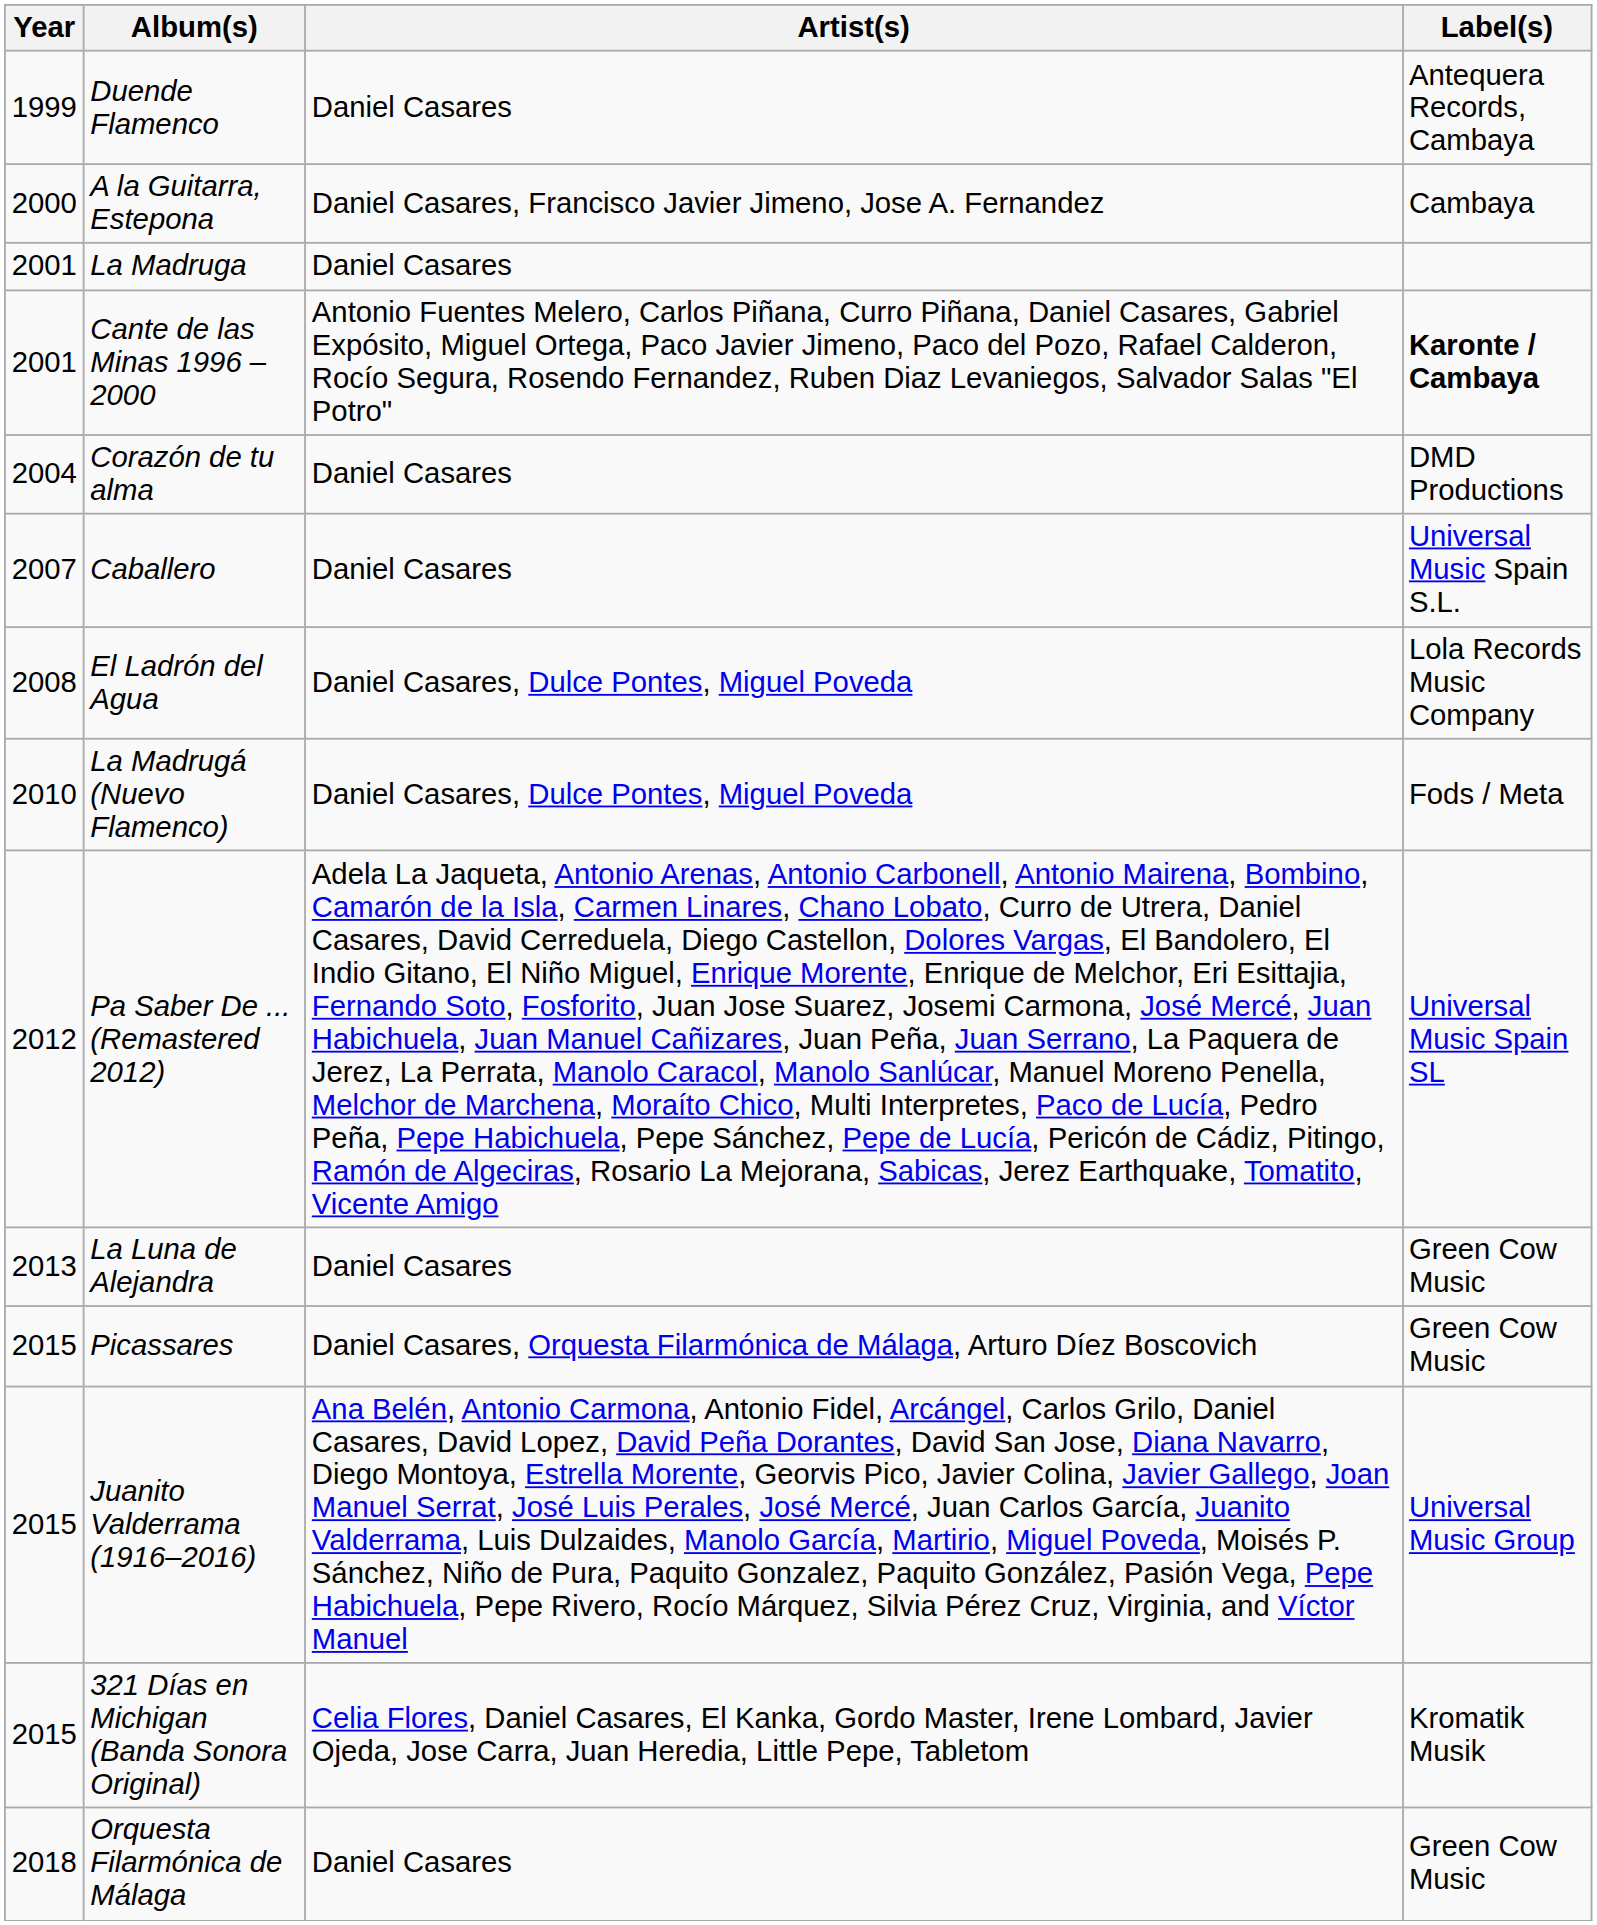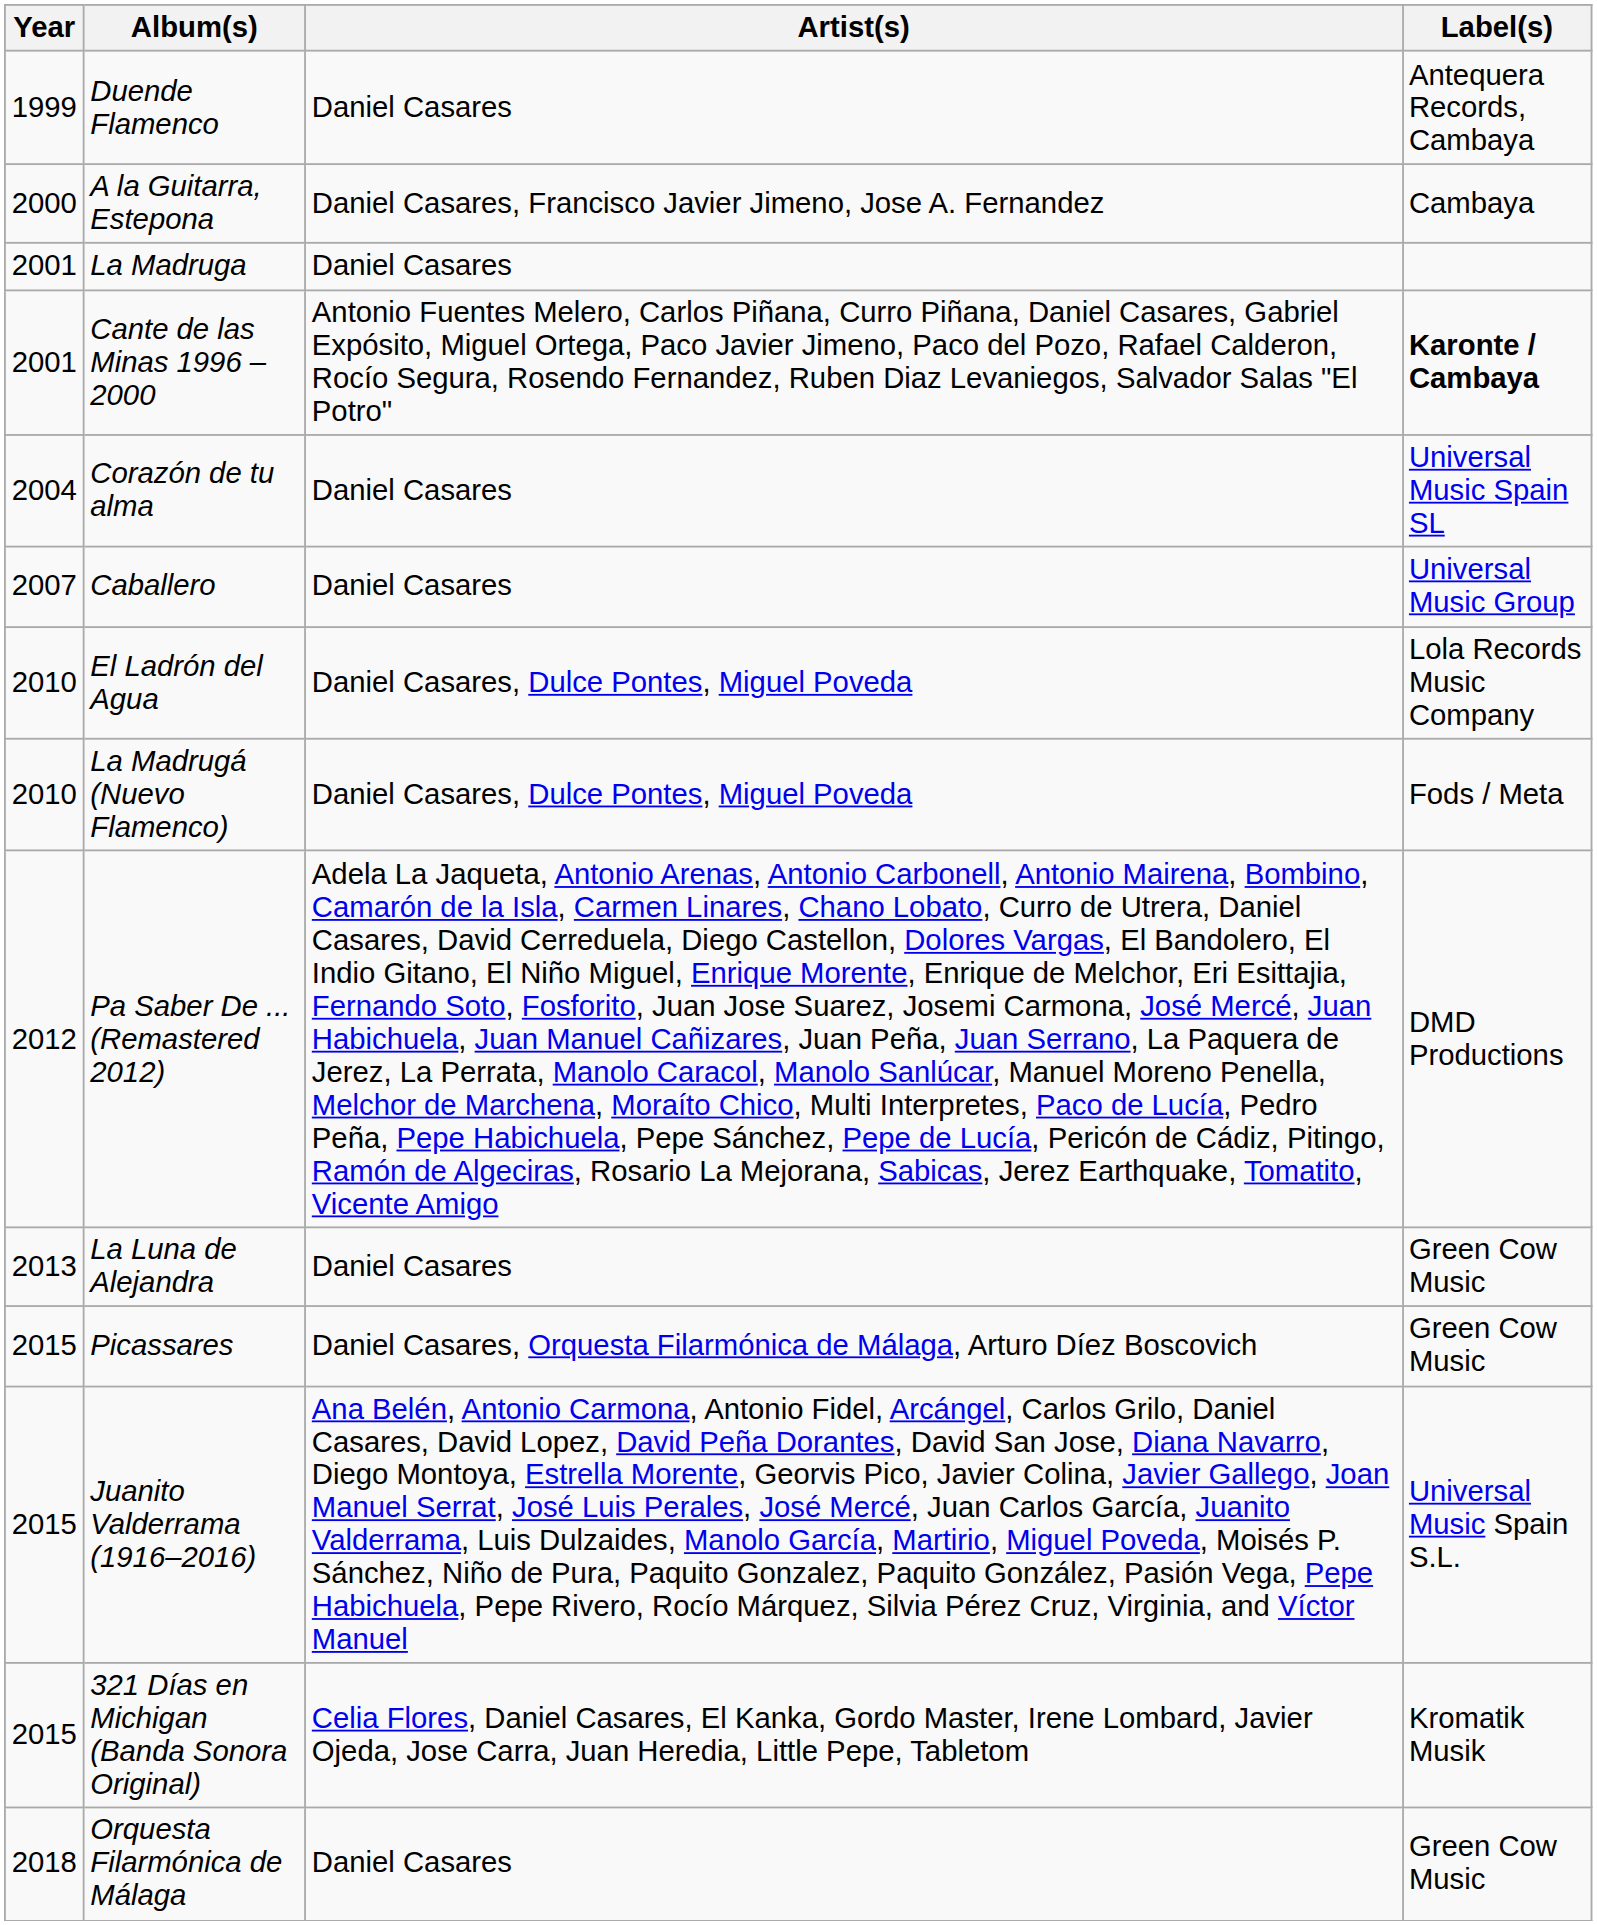(1486, 474) DMD Productions -> (1489, 490) Universal Music Spain SL
(1489, 569) Universal Music Spain S.L. -> (1492, 586) Universal Music Group
(44, 682) 2008 -> (44, 682) 2010
(1489, 1038) Universal Music Spain SL -> (1486, 1038) DMD Productions
(1492, 1523) Universal Music Group -> (1489, 1523) Universal Music Spain S.L.
